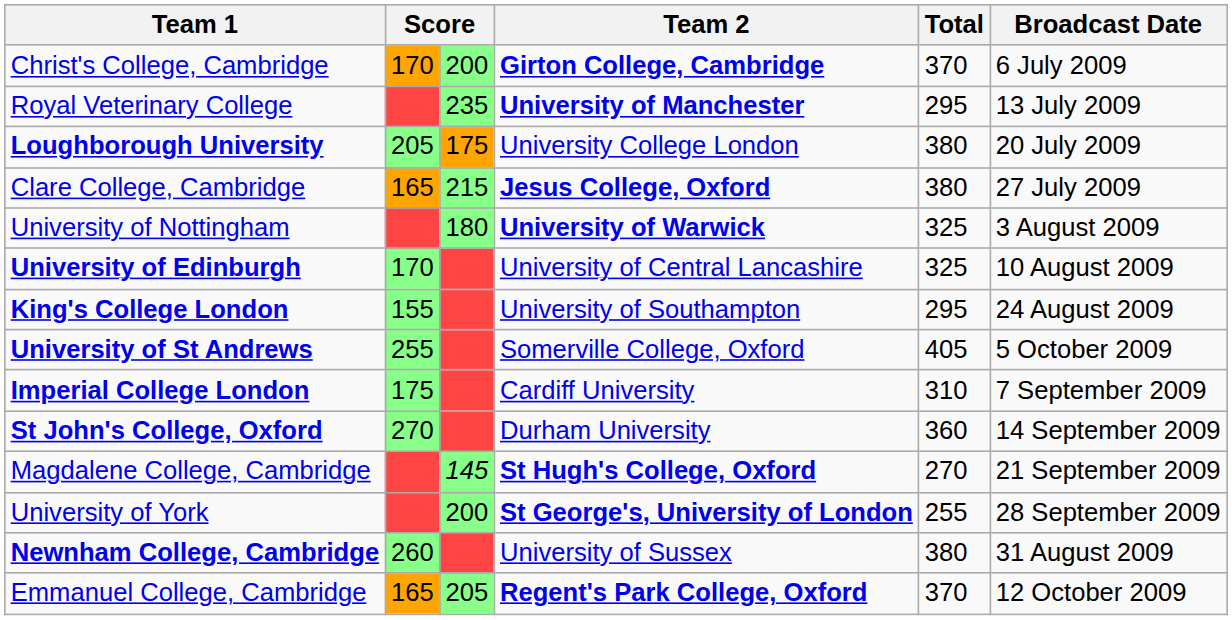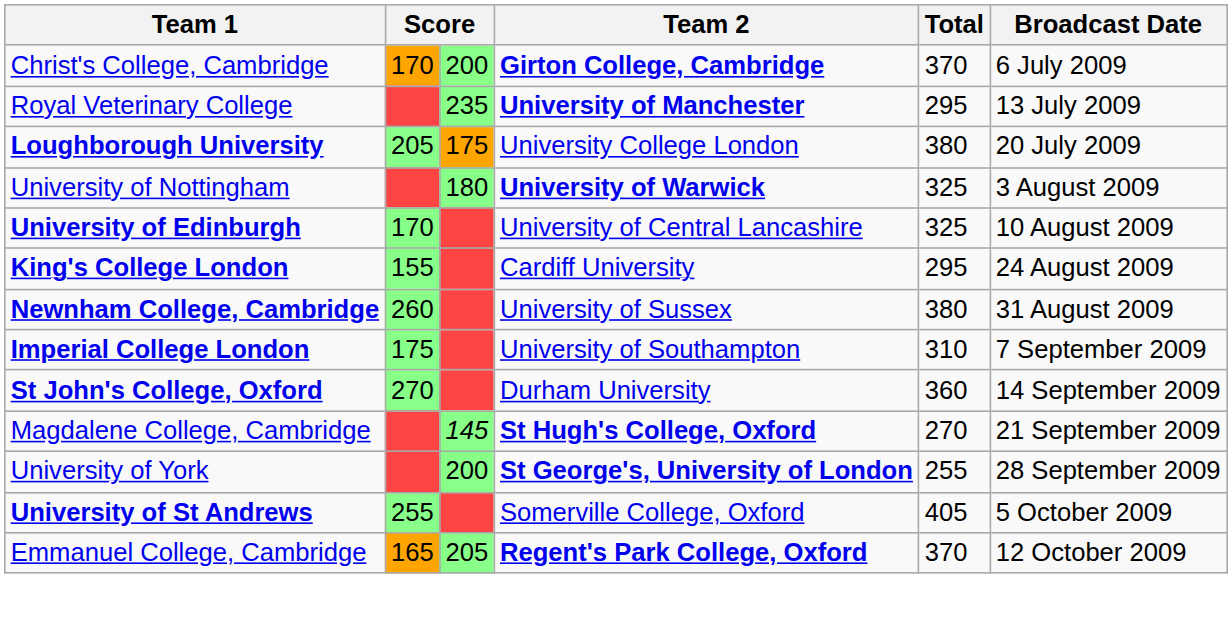- row: (158, 187)
(650, 308) University of Southampton -> (597, 268) Cardiff University
rows swapped: (195, 552) <-> (162, 349)
(597, 390) Cardiff University -> (650, 349) University of Southampton
